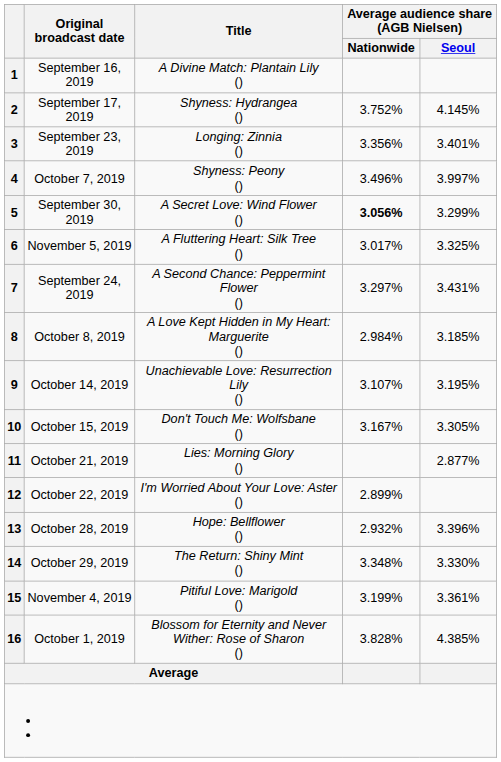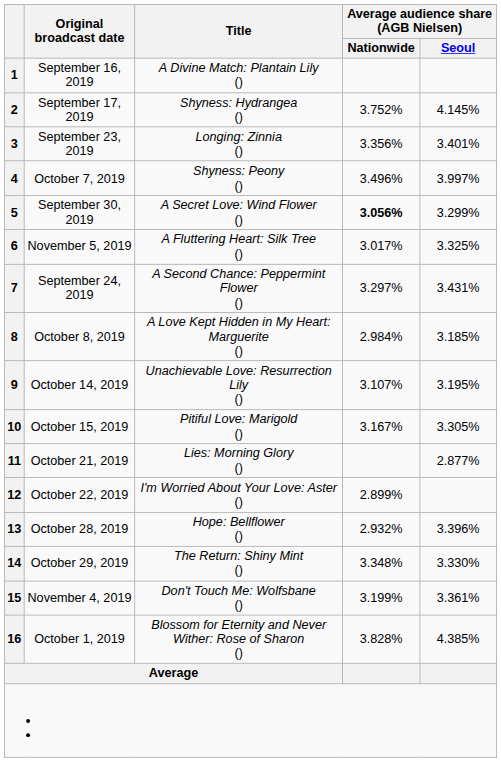(239, 426) Don't Touch Me: Wolfsbane () -> (239, 426) Pitiful Love: Marigold ()
(239, 597) Pitiful Love: Marigold () -> (239, 597) Don't Touch Me: Wolfsbane ()
